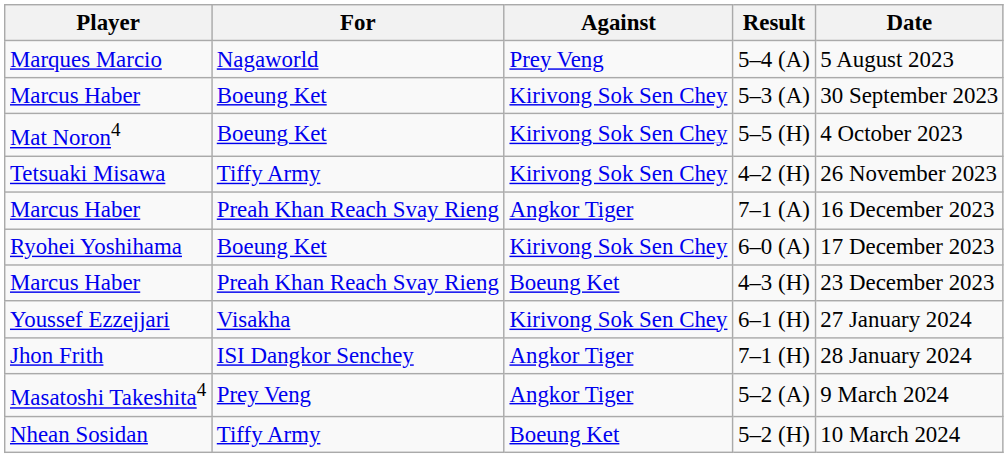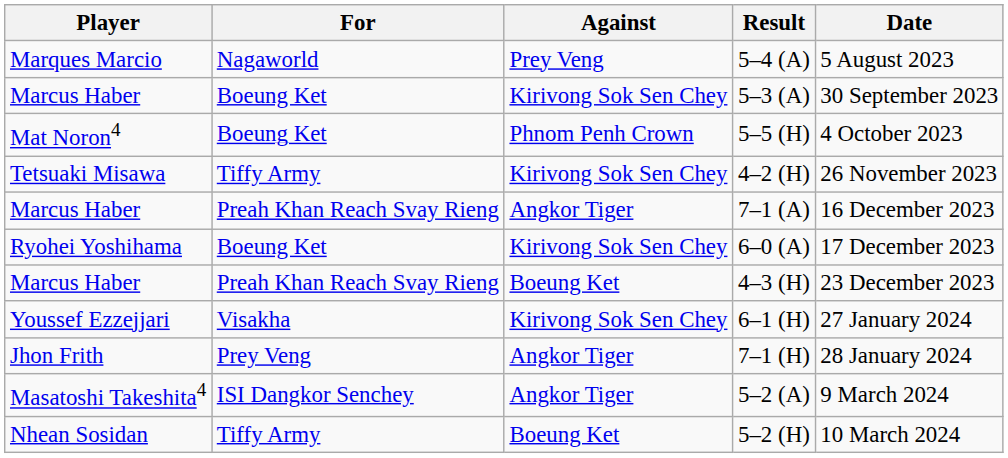(618, 134) Kirivong Sok Sen Chey -> (602, 134) Phnom Penh Crown
(315, 355) ISI Dangkor Senchey -> (264, 355) Prey Veng
(264, 394) Prey Veng -> (315, 394) ISI Dangkor Senchey
